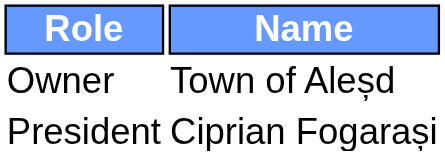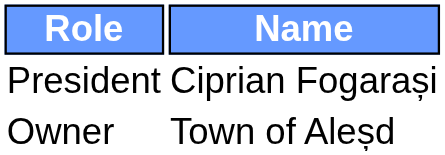rows swapped: (61, 81) <-> (84, 131)
